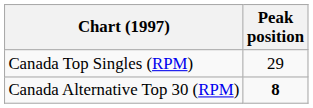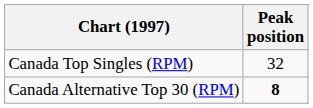(276, 63) 29 -> (276, 63) 32
